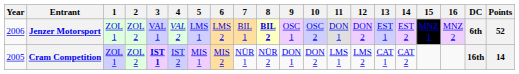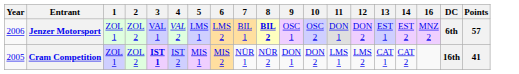- column: (429, 11)
(500, 31) 52 -> (476, 31) 57
(500, 56) 14 -> (476, 56) 41
